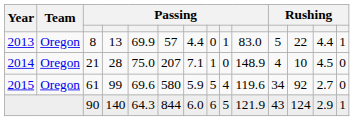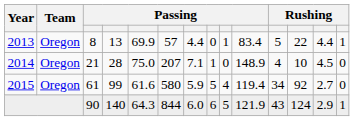(250, 42) 83.0 -> (250, 42) 83.4
(143, 84) 69.6 -> (143, 84) 61.6
(250, 84) 119.6 -> (250, 84) 119.4
